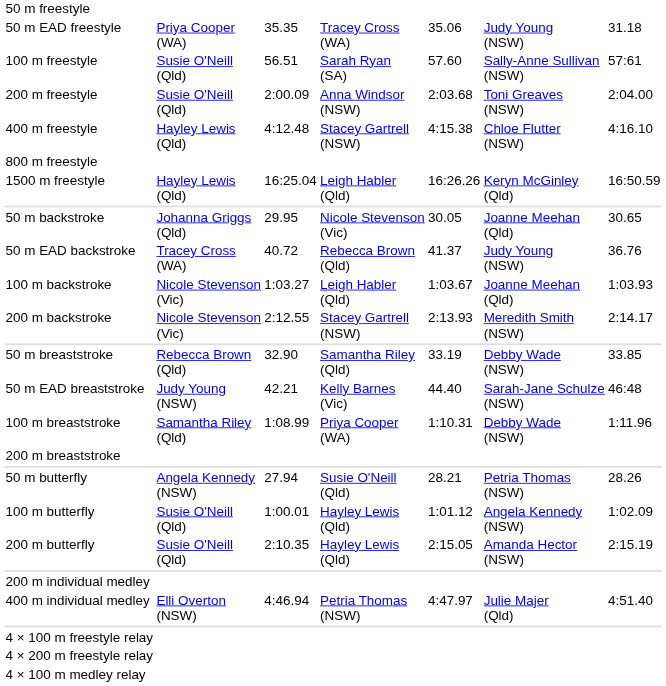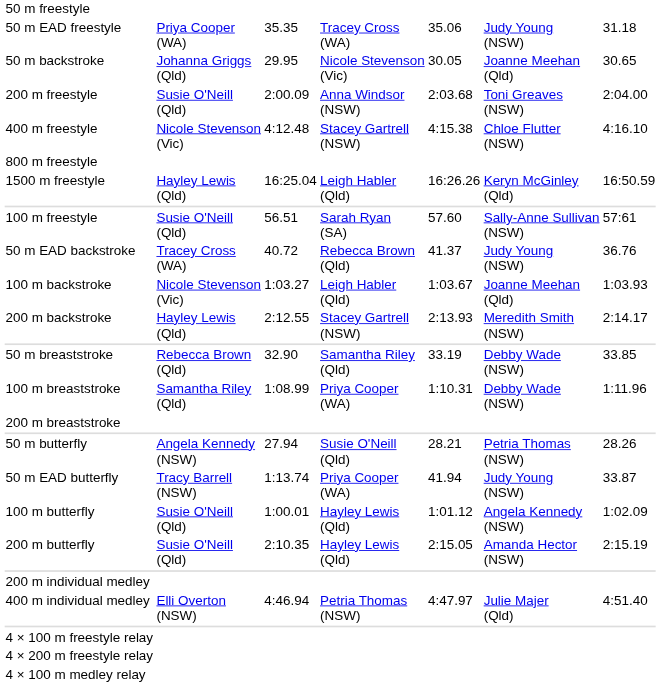rows swapped: (51, 61) <-> (55, 217)
(196, 135) Hayley Lewis (Qld) -> (209, 135) Nicole Stevenson (Vic)
(209, 325) Nicole Stevenson (Vic) -> (196, 325) Hayley Lewis (Qld)
- row: (75, 388)
+ row: (62, 477)
